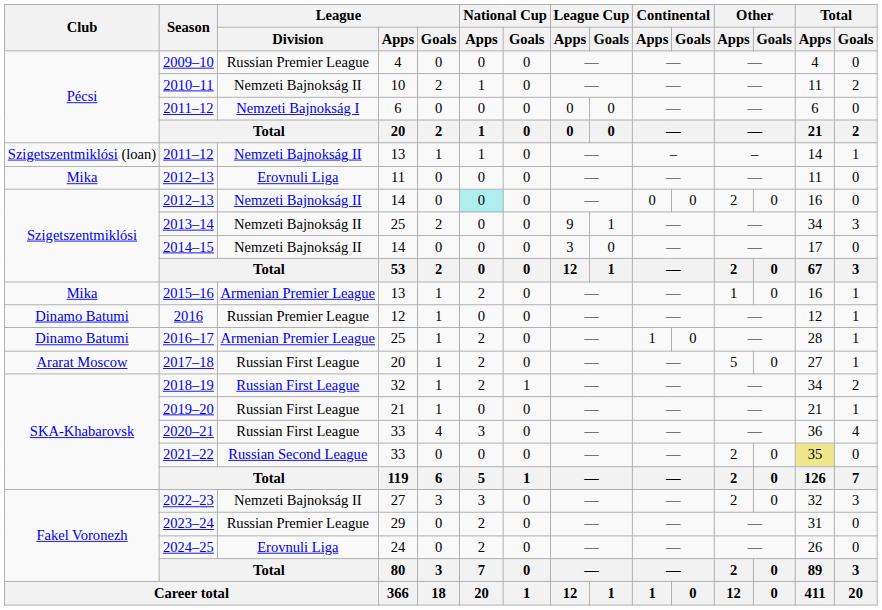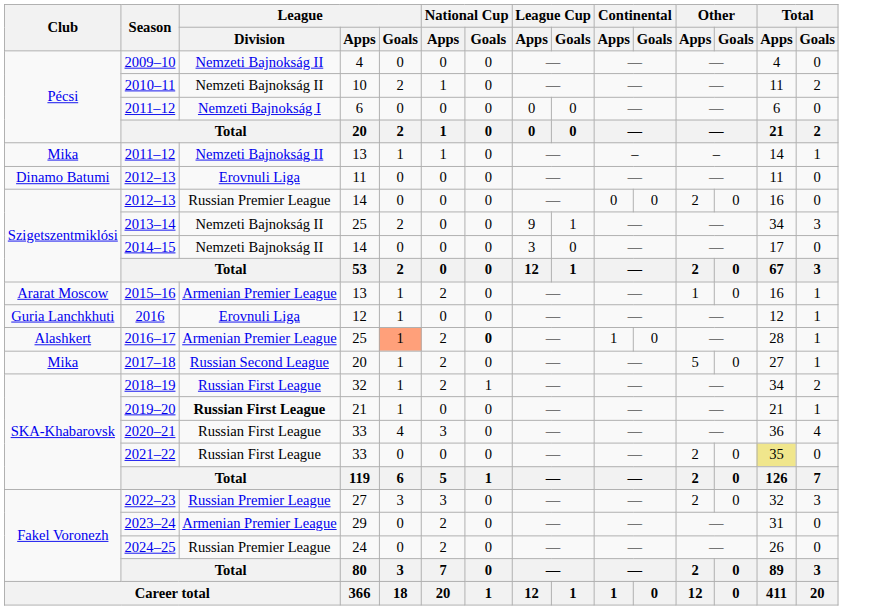(298, 62) Russian Premier League -> (259, 62) Nemzeti Bajnokság II
(82, 154) Szigetszentmiklósi (loan) -> (63, 154) Mika
(82, 177) Mika -> (63, 177) Dinamo Batumi
(298, 200) Nemzeti Bajnokság II -> (259, 200) Russian Premier League
(481, 200) paleturquoise background -> (443, 200) no background
(82, 293) Mika -> (63, 293) Ararat Moscow
(82, 316) Dinamo Batumi -> (63, 316) Guria Lanchkhuti
(298, 316) Russian Premier League -> (259, 316) Erovnuli Liga
(82, 339) Dinamo Batumi -> (63, 339) Alashkert
(439, 339) no background -> (400, 339) lightsalmon background
(527, 339) normal -> (488, 339) bold
(82, 362) Ararat Moscow -> (63, 362) Mika
(298, 362) Russian First League -> (259, 362) Russian Second League
(298, 408) normal -> (259, 408) bold
(298, 454) Russian Second League -> (259, 454) Russian First League
(298, 500) Nemzeti Bajnokság II -> (259, 500) Russian Premier League
(298, 524) Russian Premier League -> (259, 524) Armenian Premier League
(298, 547) Erovnuli Liga -> (259, 547) Russian Premier League
